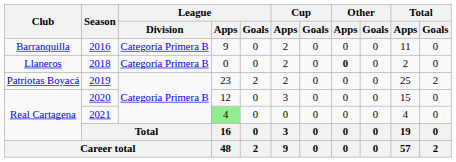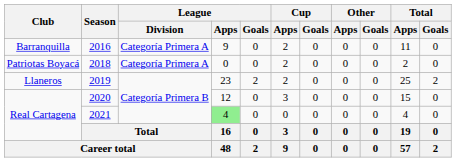(165, 47) Categoría Primera B -> (165, 47) Categoría Primera A
(43, 64) Llaneros -> (43, 64) Patriotas Boyacá
(165, 64) Categoría Primera B -> (165, 64) Categoría Primera A
(345, 64) bold -> (345, 64) normal
(43, 81) Patriotas Boyacá -> (43, 81) Llaneros
